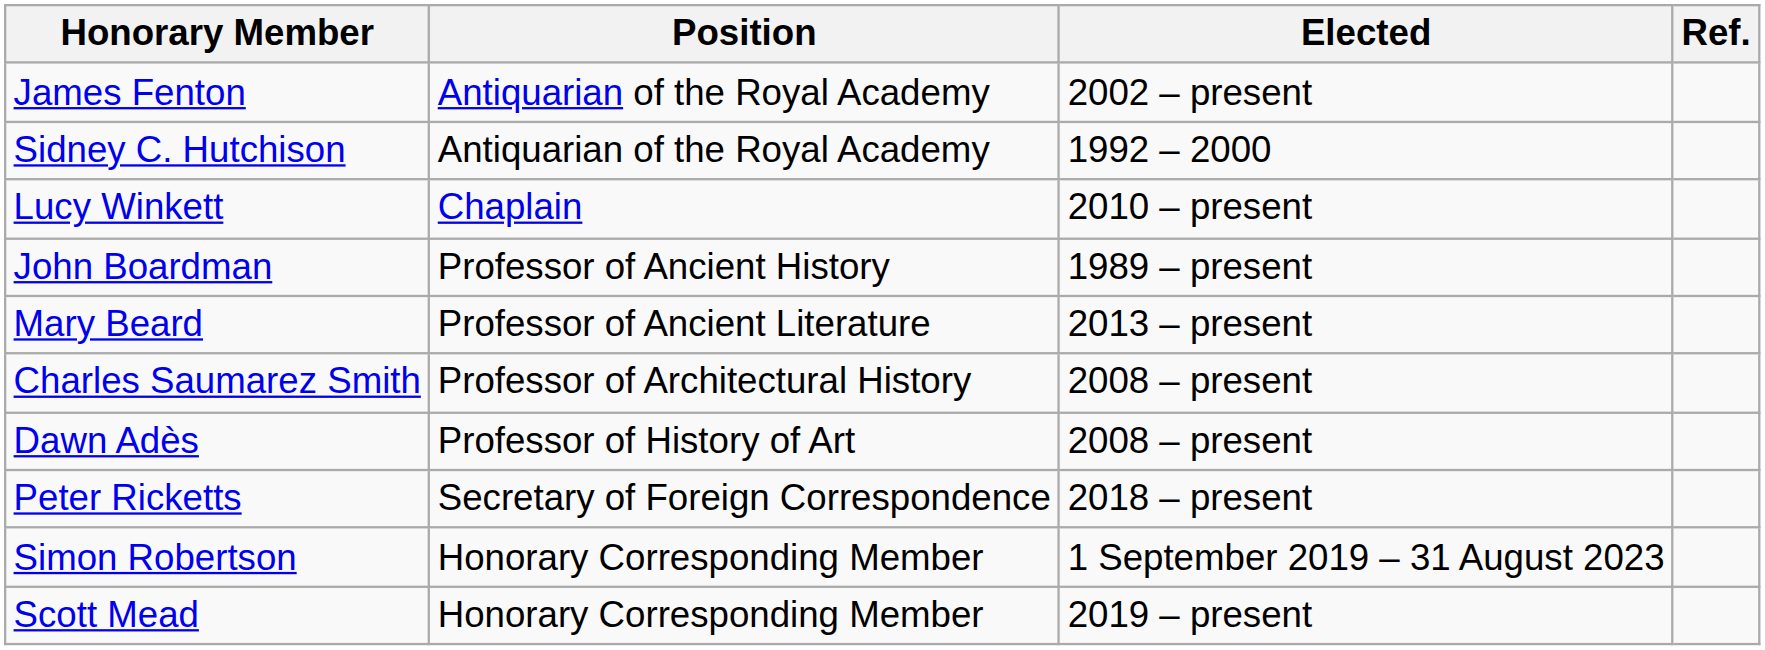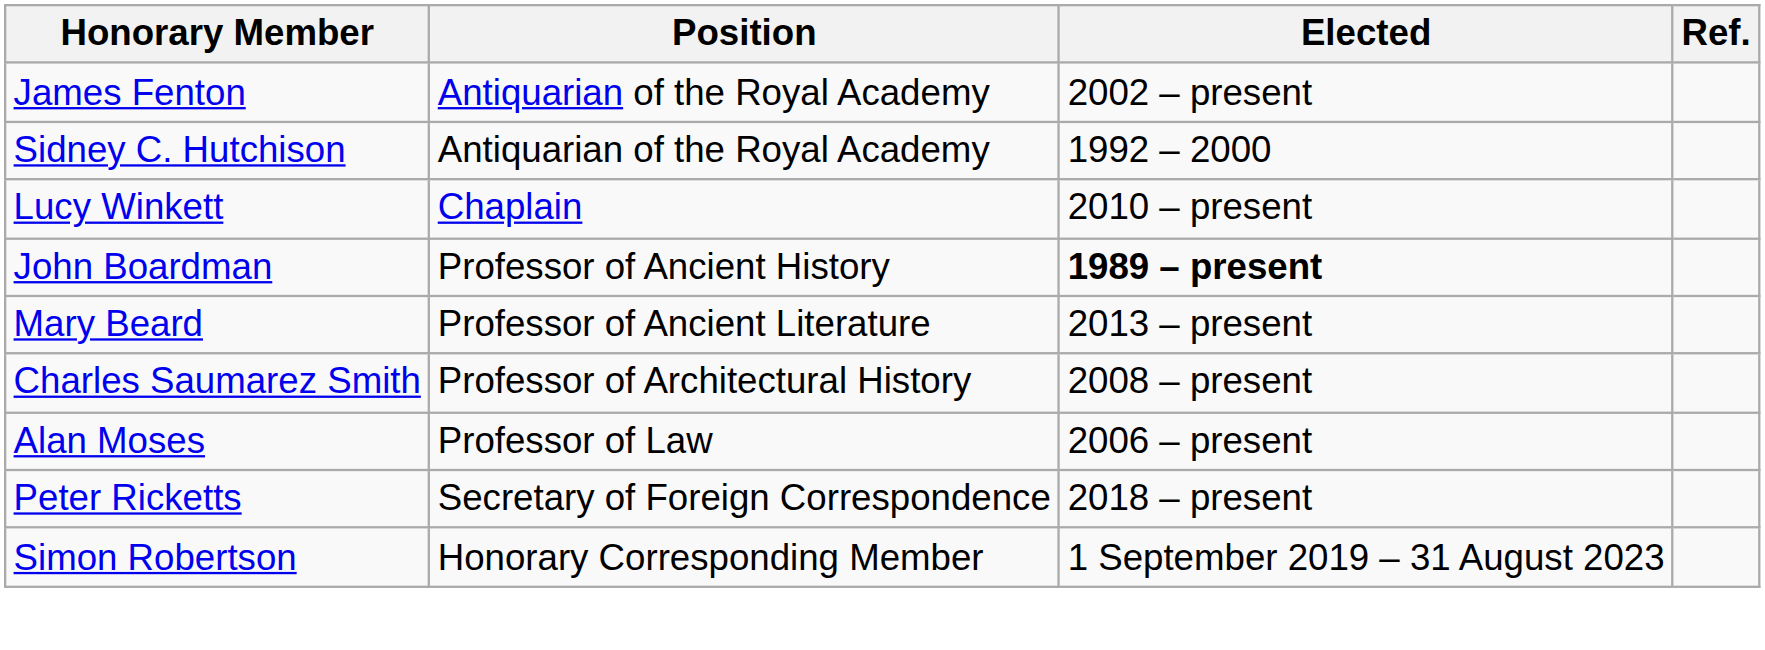(1190, 265) normal -> (1195, 265) bold
- row: (106, 440)
+ row: (109, 440)
- row: (106, 614)
